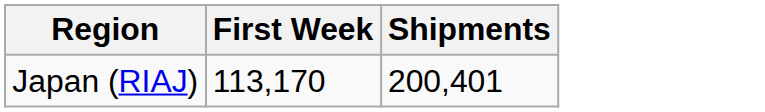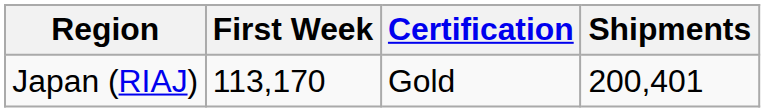+ column: (481, 29)
